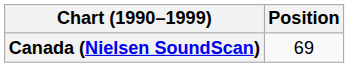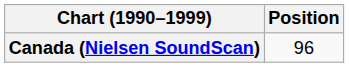(304, 47) 69 -> (304, 47) 96
